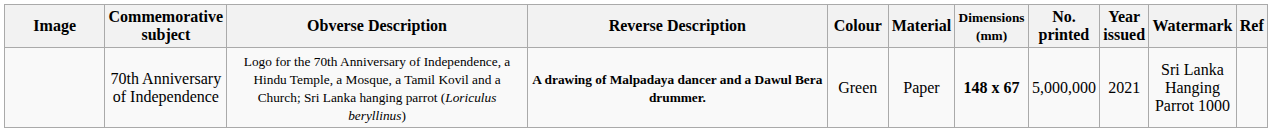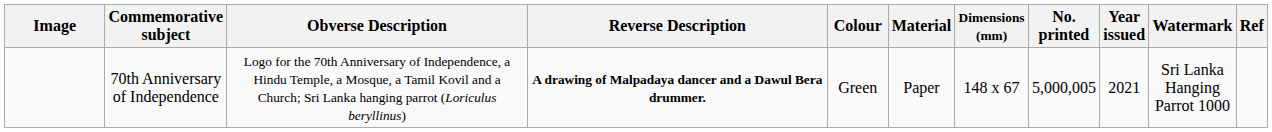(992, 87) bold -> (992, 87) normal
(1064, 87) 5,000,000 -> (1064, 87) 5,000,005
